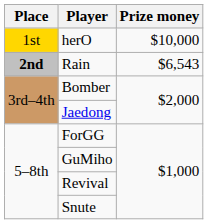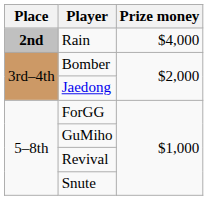- row: (77, 40)
(179, 64) $6,543 -> (179, 40) $4,000
